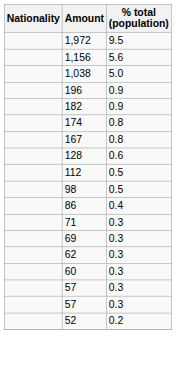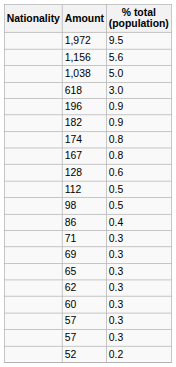+ row: (73, 90)
+ row: (70, 271)
